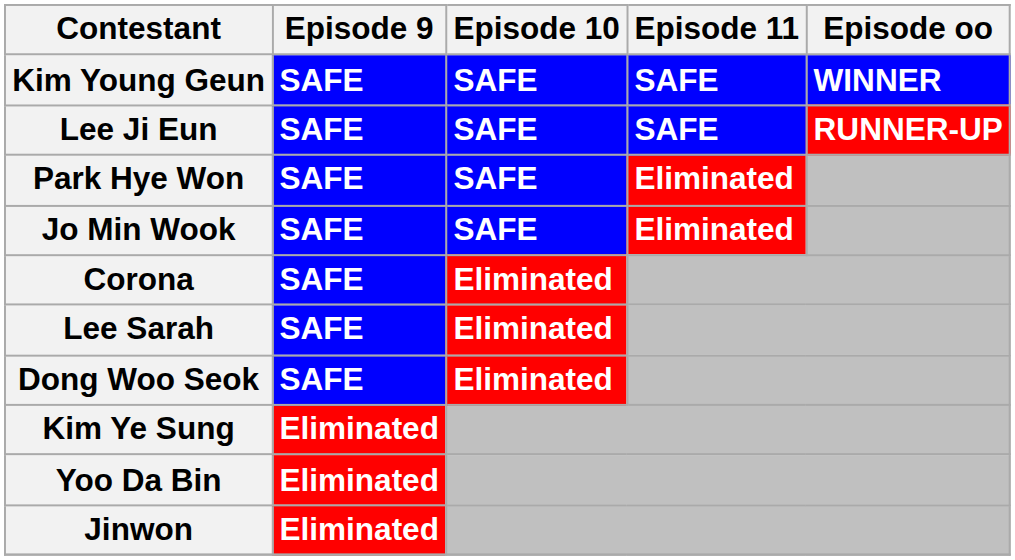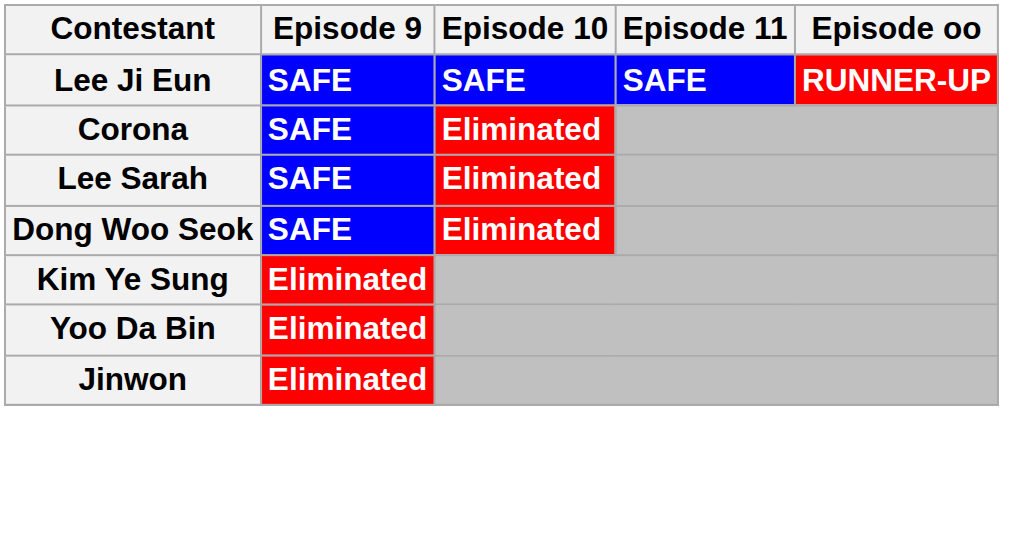- row: (139, 79)
- row: (139, 179)
- row: (139, 229)
